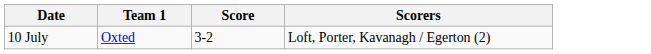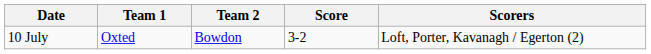+ column: (238, 15)
